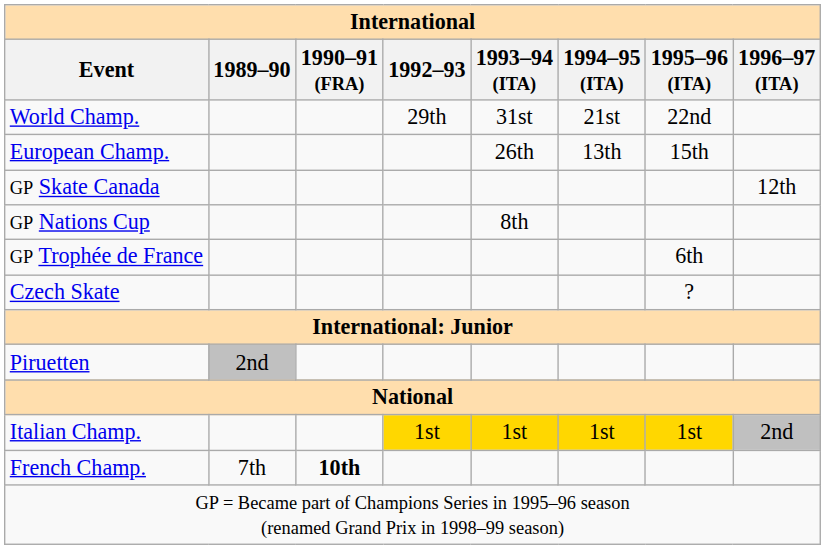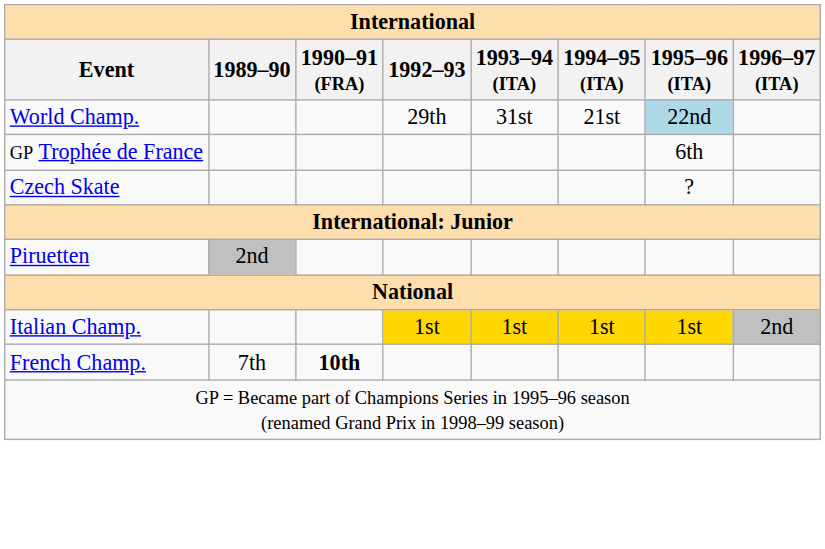(689, 116) no background -> (689, 116) lightblue background
- row: (89, 151)
- row: (85, 186)
- row: (80, 221)
